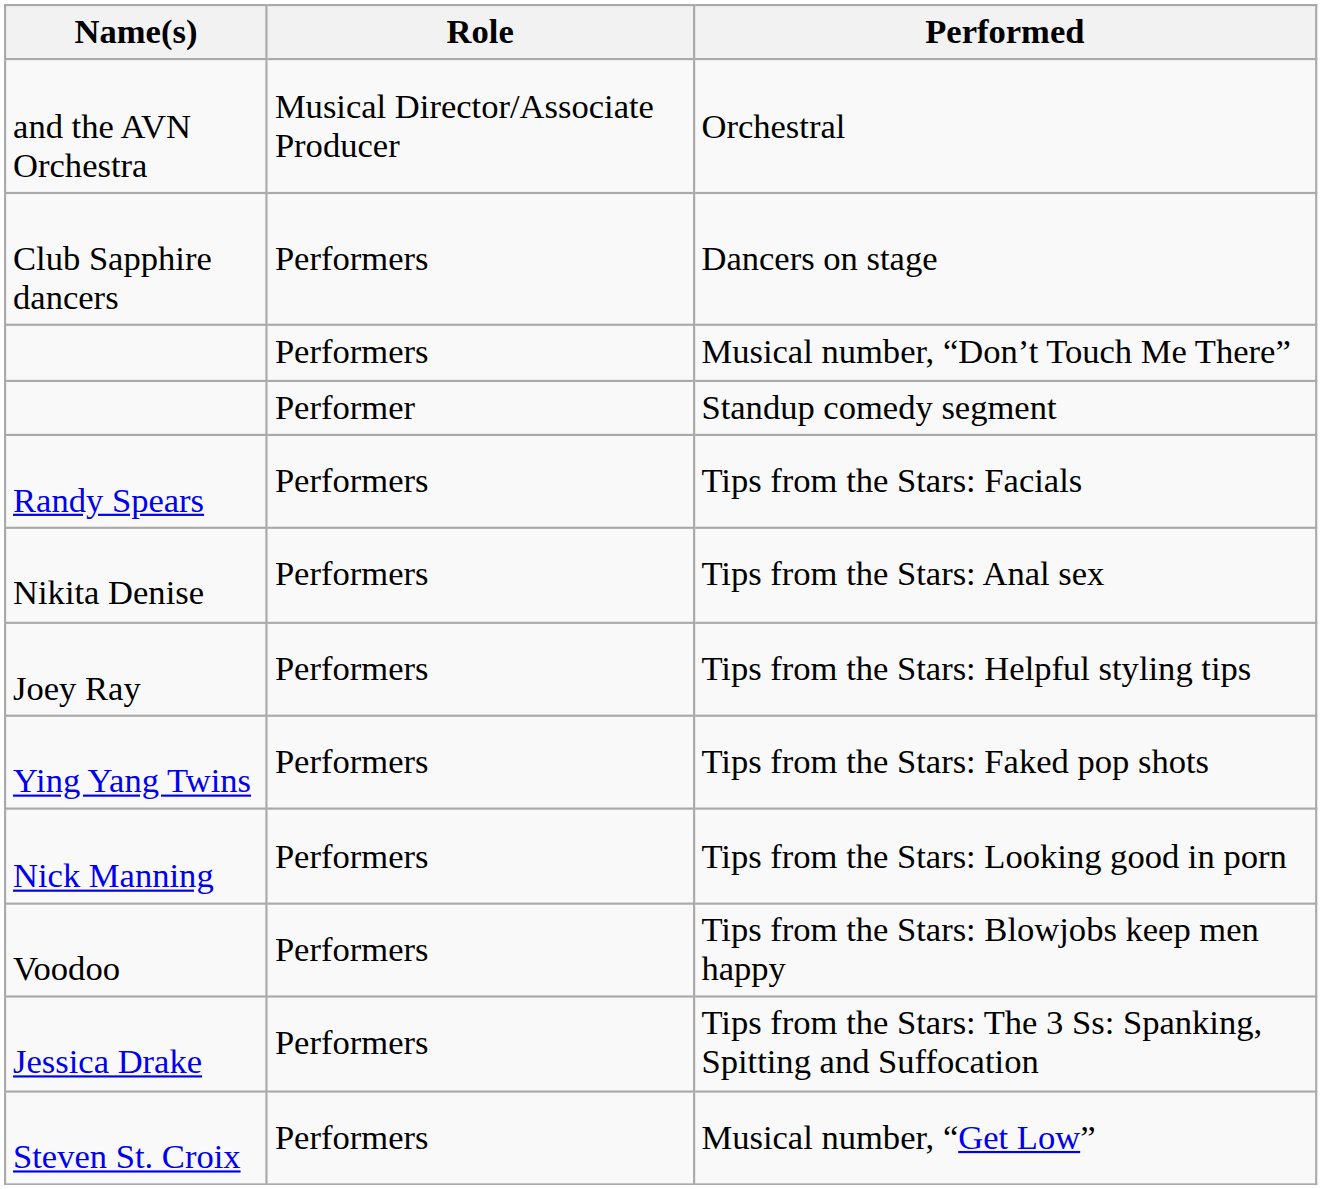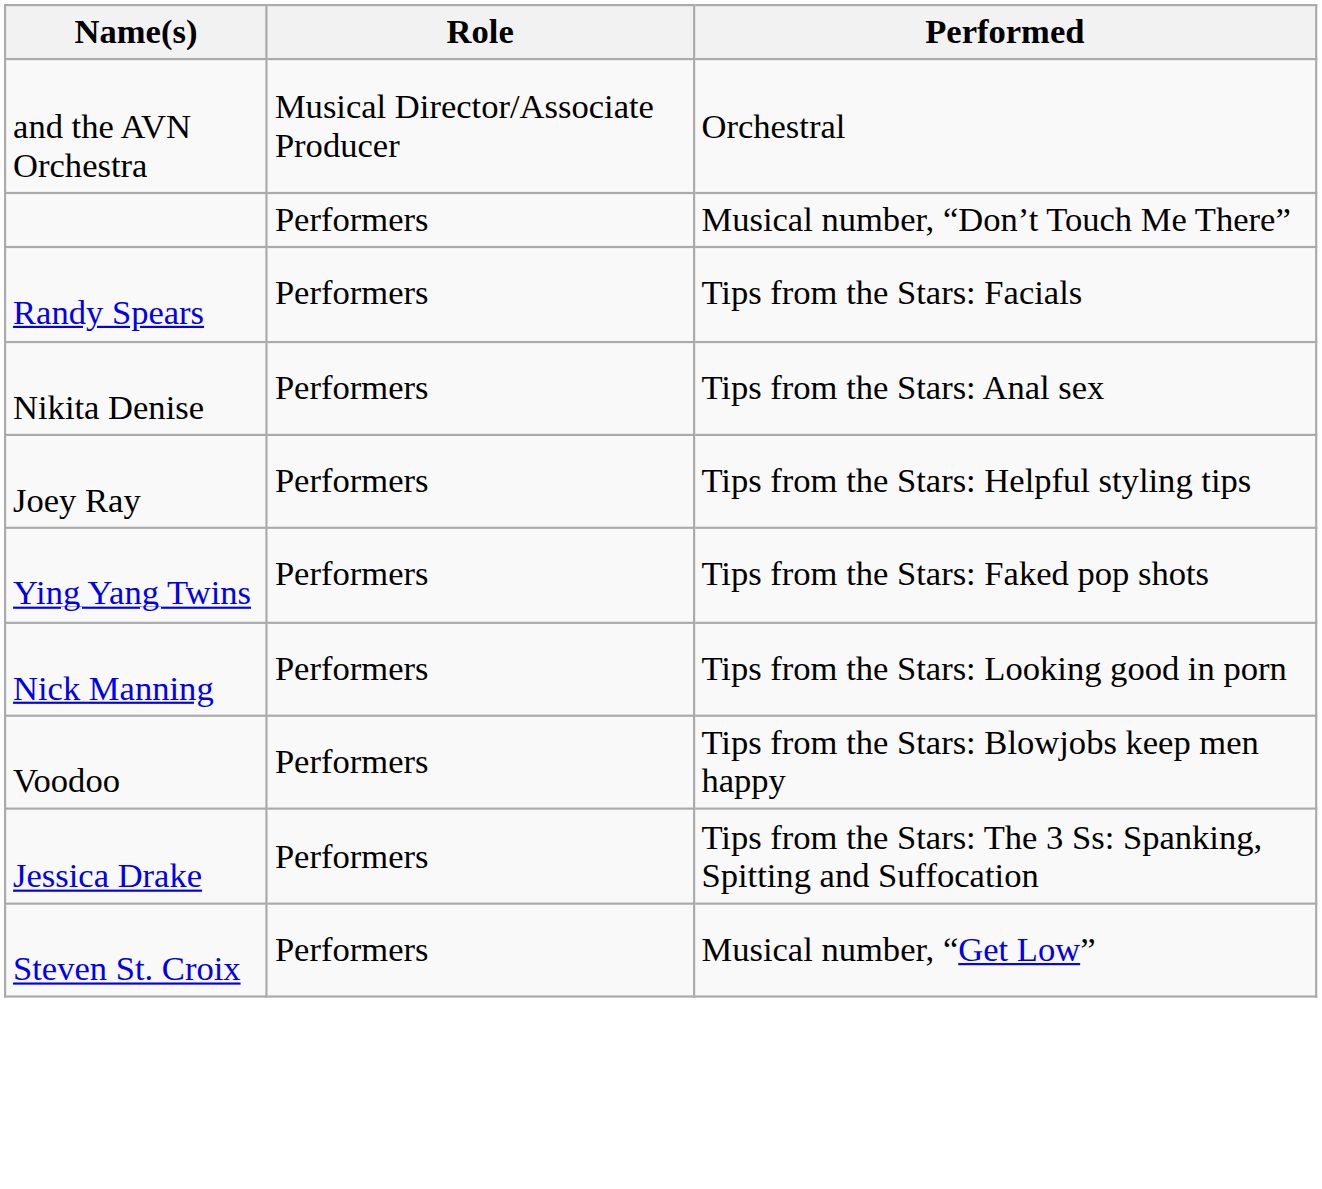- row: (819, 258)
- row: (879, 406)
